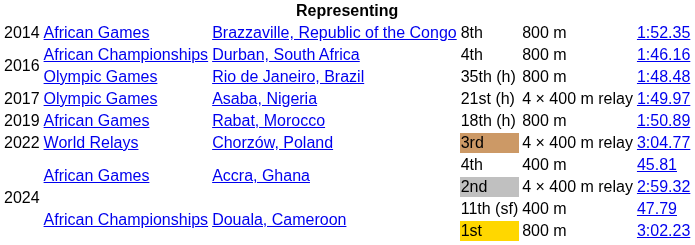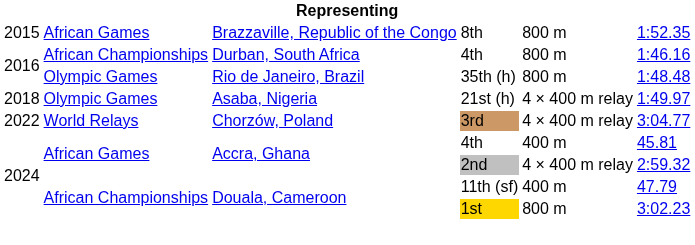(22, 32) 2014 -> (22, 32) 2015
(22, 98) 2017 -> (22, 98) 2018
- row: (269, 120)
